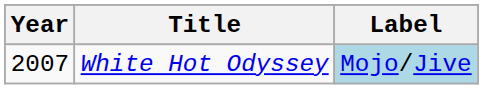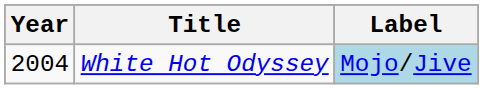(40, 64) 2007 -> (40, 64) 2004
